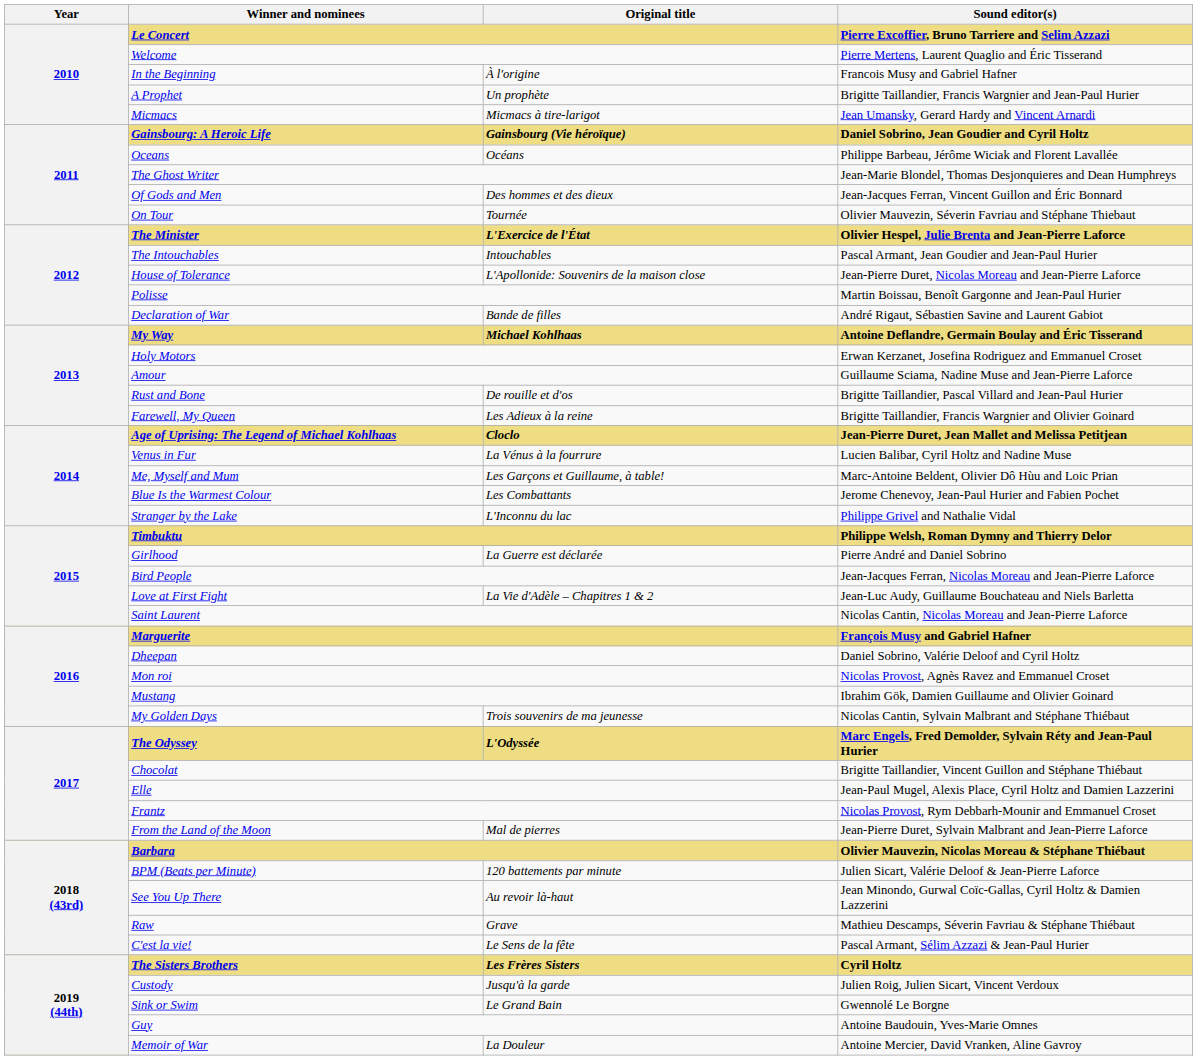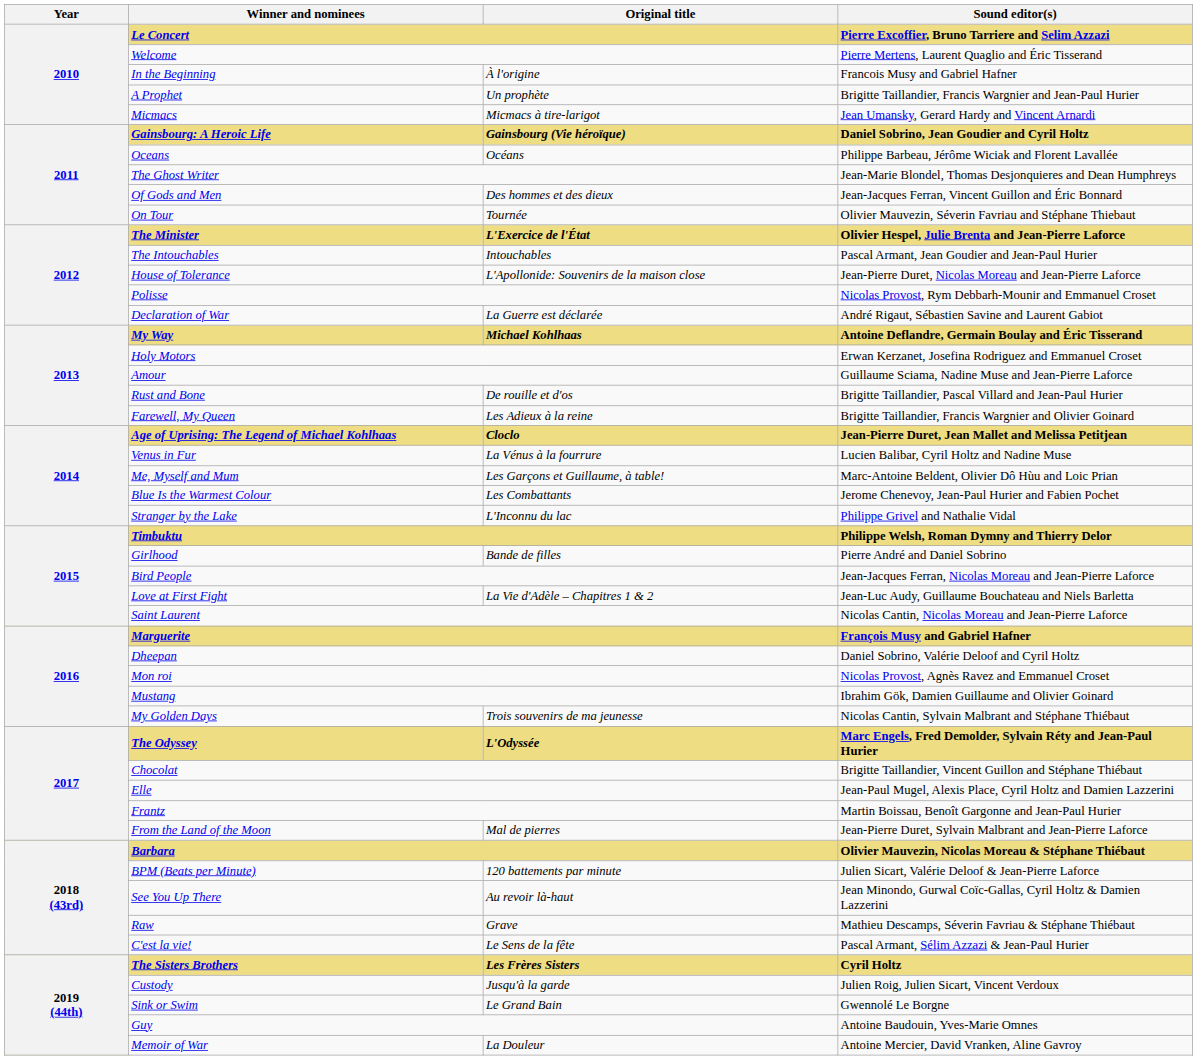(981, 295) Martin Boissau, Benoît Gargonne and Jean-Paul Hurier -> (998, 295) Nicolas Provost, Rym Debbarh-Mounir and Emmanuel Croset
(523, 315) Bande de filles -> (544, 315) La Guerre est déclarée
(544, 555) La Guerre est déclarée -> (523, 555) Bande de filles
(998, 810) Nicolas Provost, Rym Debbarh-Mounir and Emmanuel Croset -> (981, 810) Martin Boissau, Benoît Gargonne and Jean-Paul Hurier
